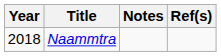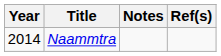(24, 39) 2018 -> (24, 39) 2014
